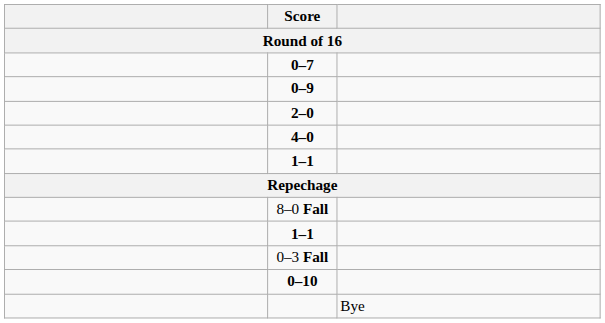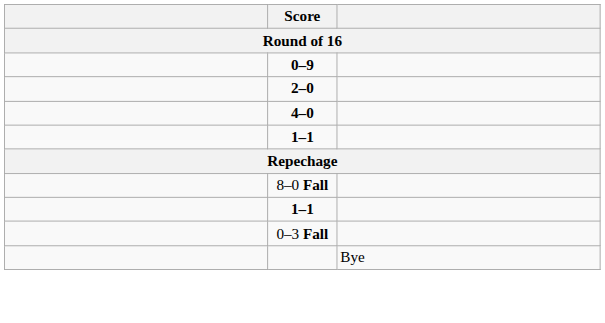- row: (302, 64)
- row: (302, 281)
